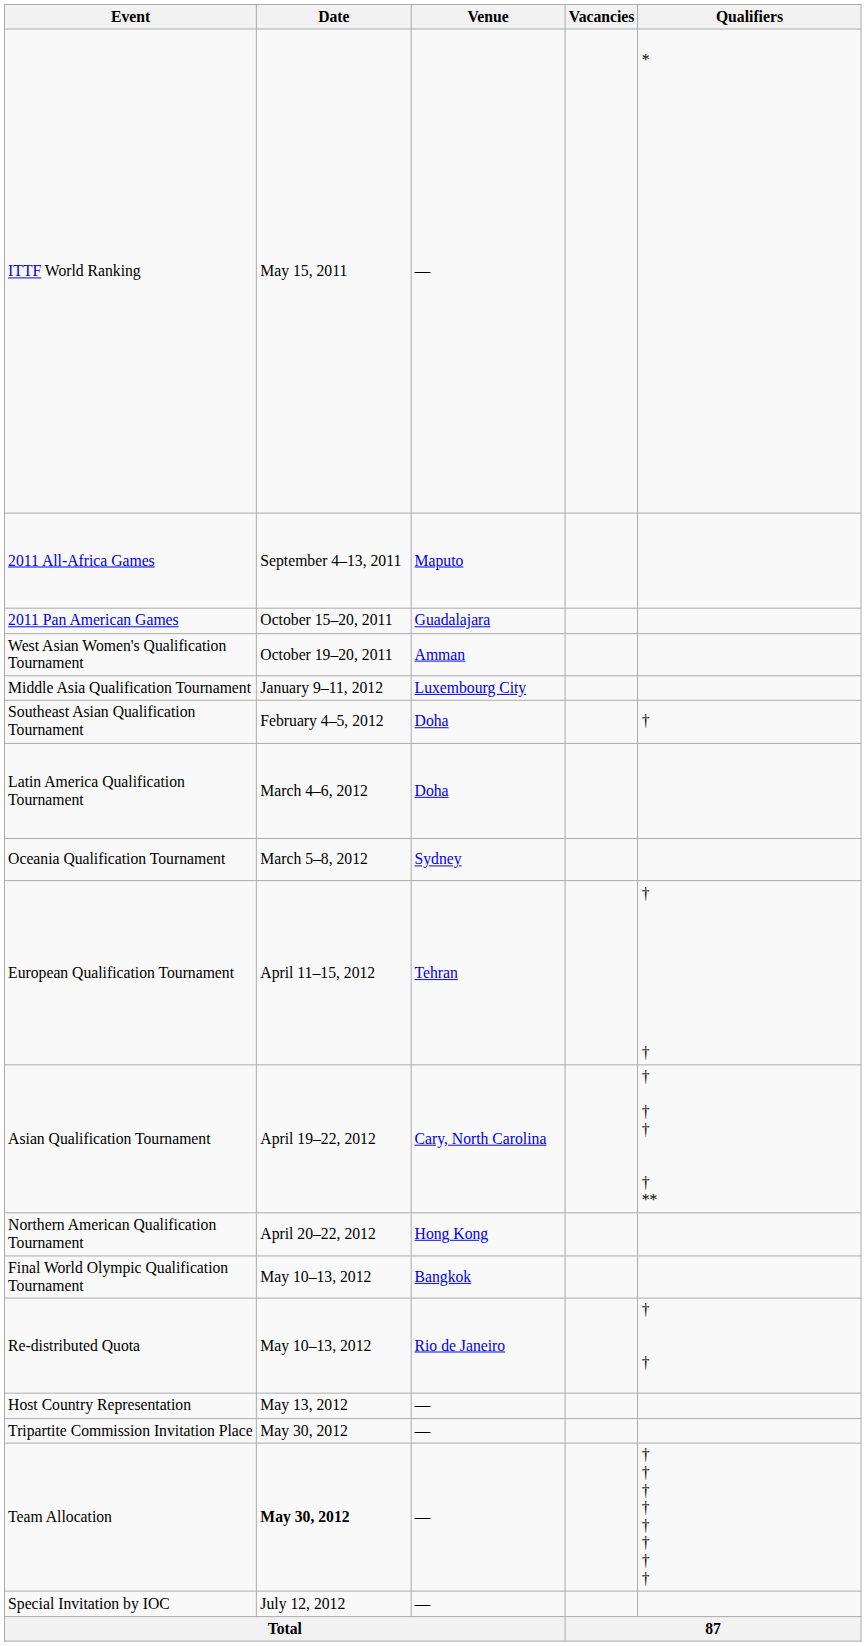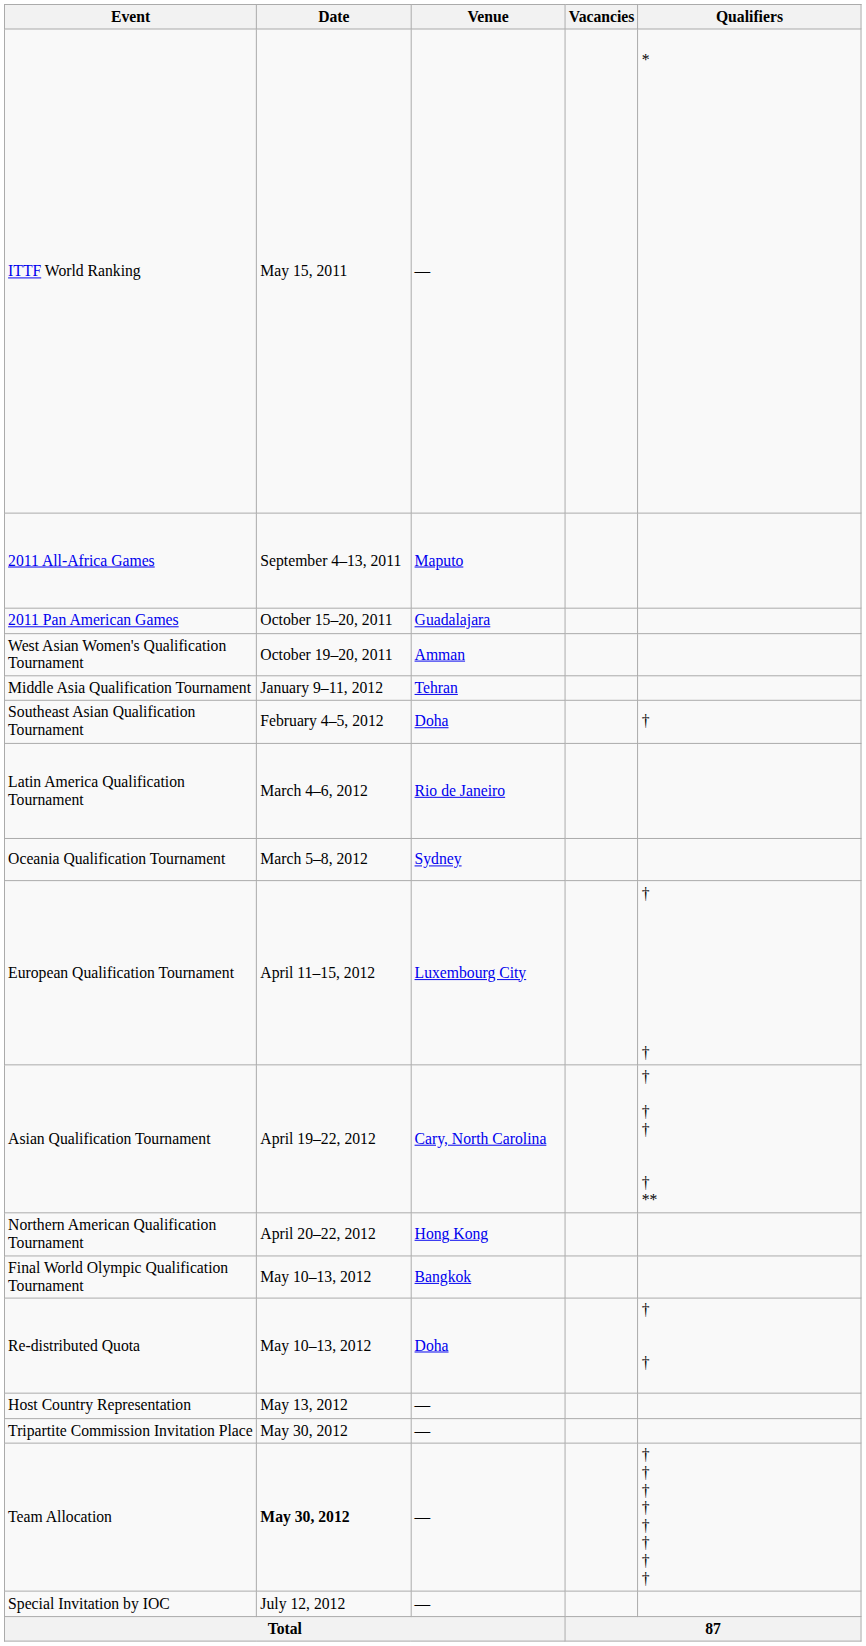(470, 688) Luxembourg City -> (436, 688) Tehran
(432, 790) Doha -> (460, 790) Rio de Janeiro
(436, 972) Tehran -> (470, 972) Luxembourg City
(460, 1345) Rio de Janeiro -> (432, 1345) Doha
